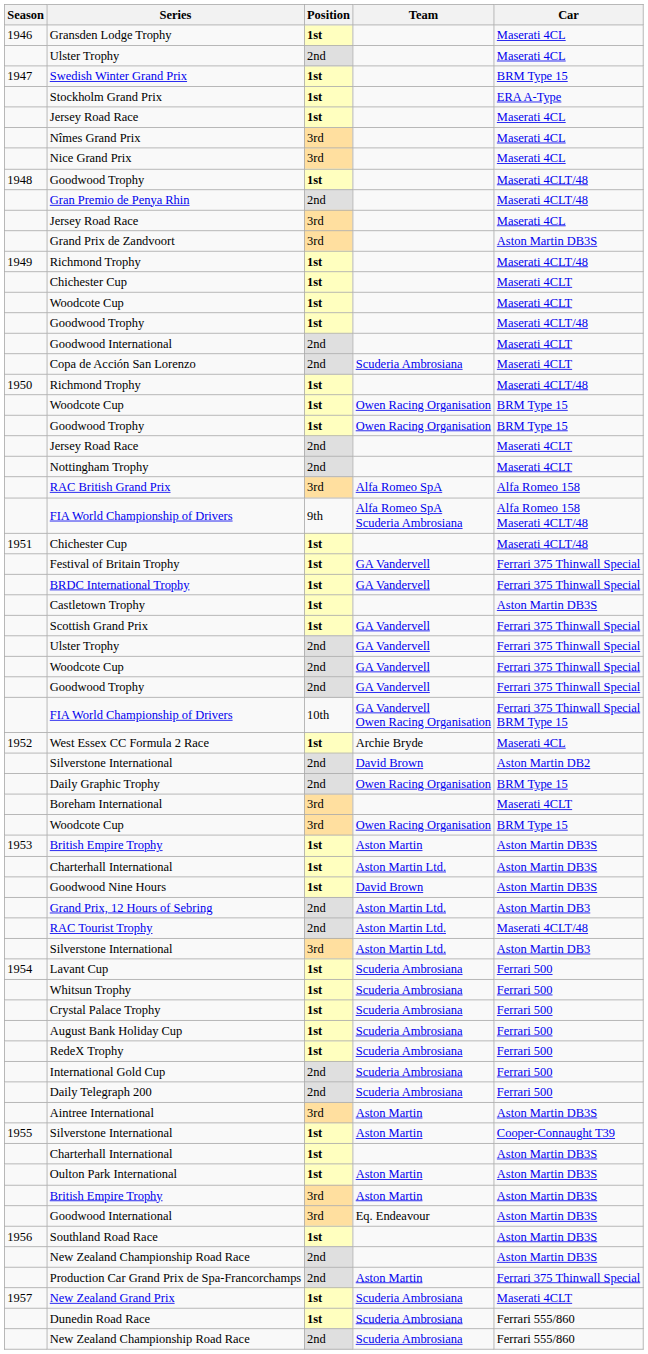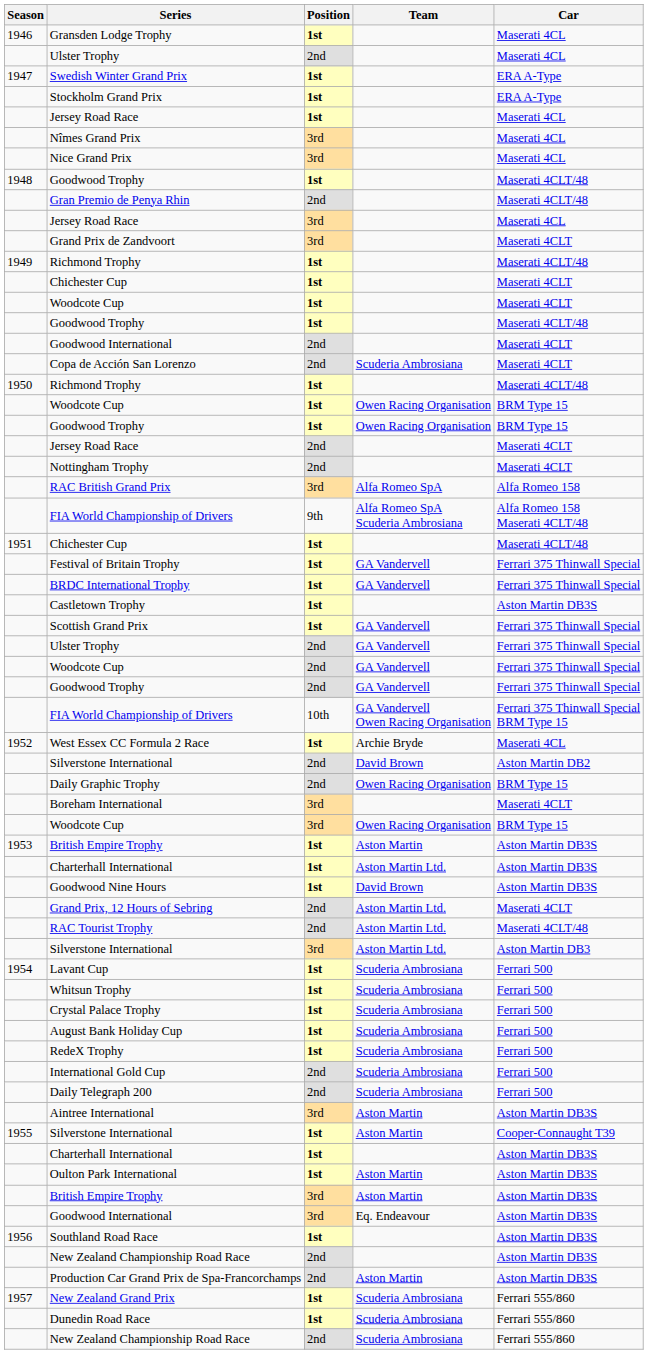(532, 76) BRM Type 15 -> (529, 76) ERA A-Type
(547, 241) Aston Martin DB3S -> (535, 241) Maserati 4CLT
(544, 907) Aston Martin DB3 -> (535, 907) Maserati 4CLT
(569, 1277) Ferrari 375 Thinwall Special -> (547, 1277) Aston Martin DB3S
(535, 1298) Maserati 4CLT -> (536, 1298) Ferrari 555/860
